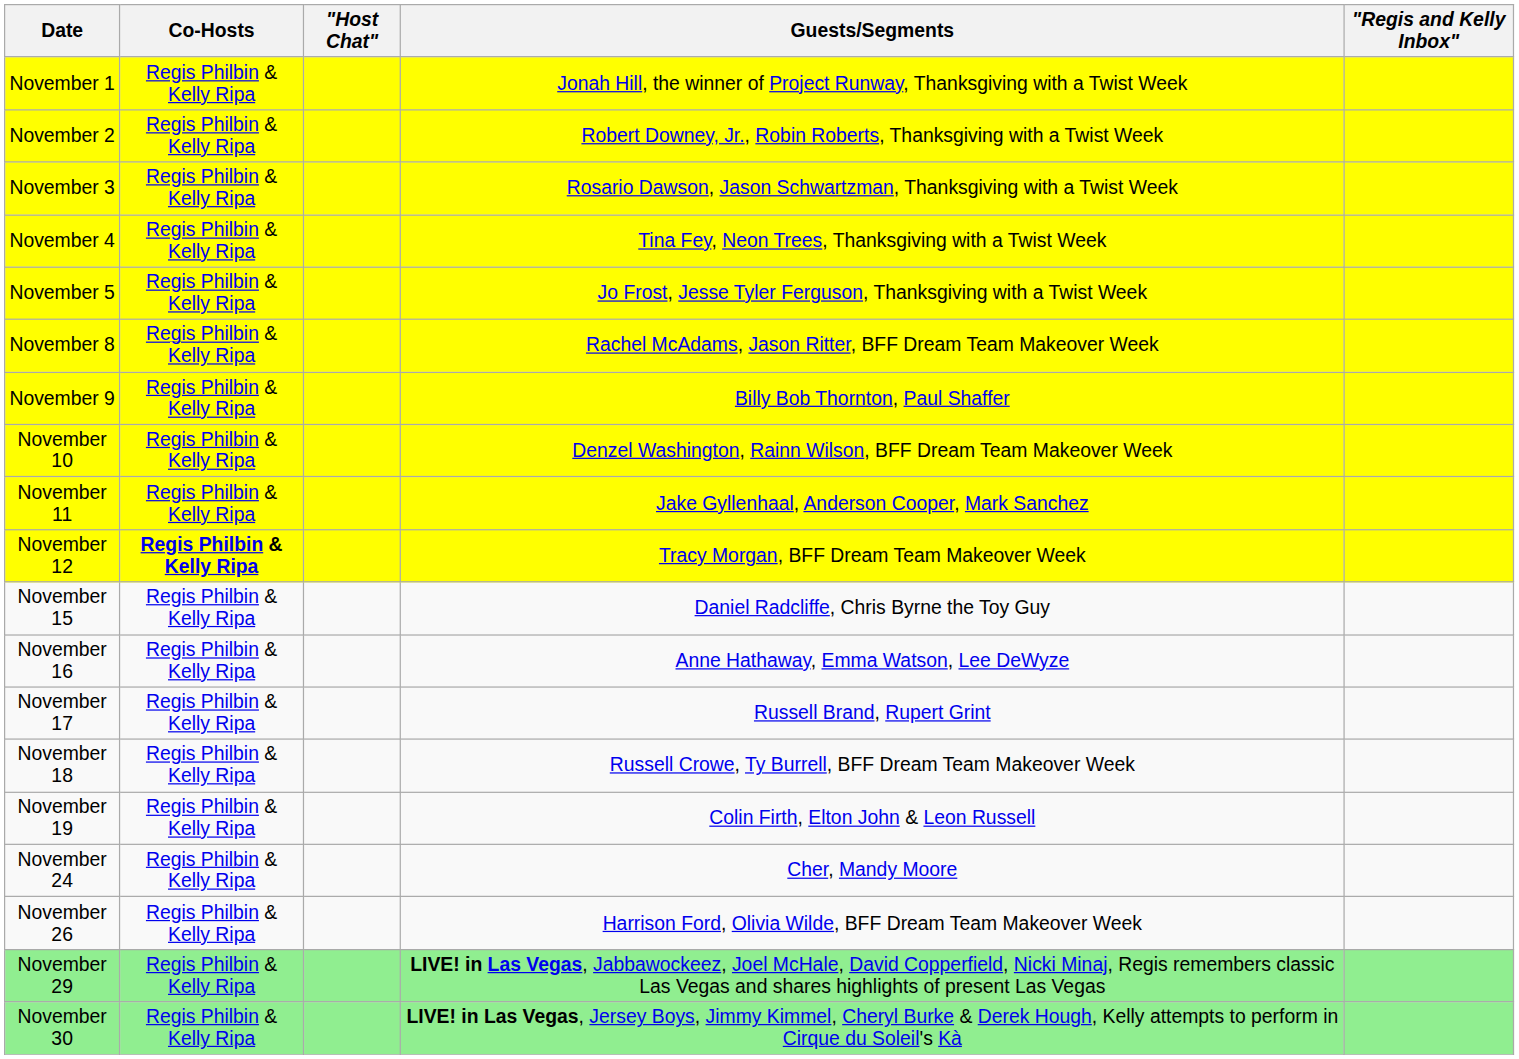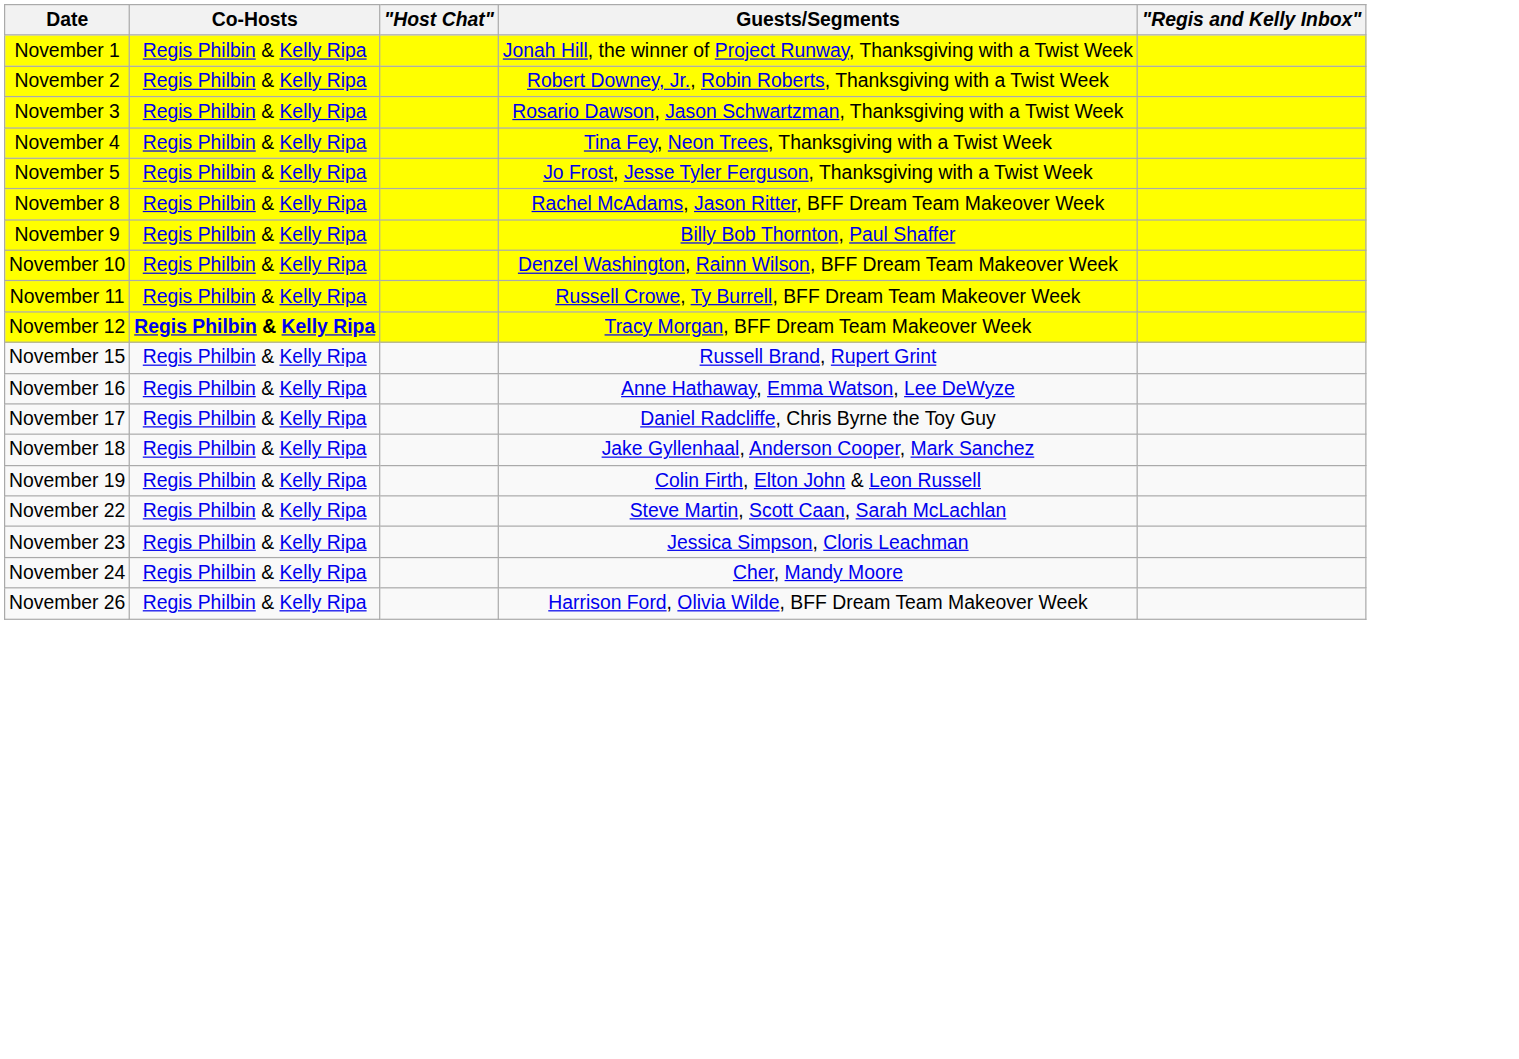(872, 503) Jake Gyllenhaal, Anderson Cooper, Mark Sanchez -> (818, 296) Russell Crowe, Ty Burrell, BFF Dream Team Makeover Week
(872, 608) Daniel Radcliffe, Chris Byrne the Toy Guy -> (818, 357) Russell Brand, Rupert Grint
(872, 713) Russell Brand, Rupert Grint -> (818, 419) Daniel Radcliffe, Chris Byrne the Toy Guy
(872, 765) Russell Crowe, Ty Burrell, BFF Dream Team Makeover Week -> (818, 449) Jake Gyllenhaal, Anderson Cooper, Mark Sanchez
+ row: (67, 511)
+ row: (67, 541)
- row: (62, 975)
- row: (62, 1027)
